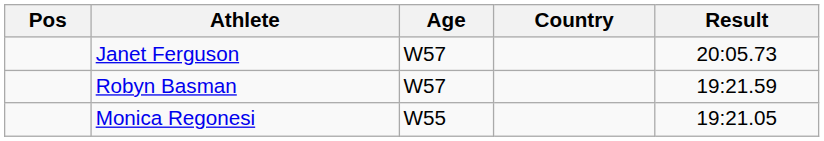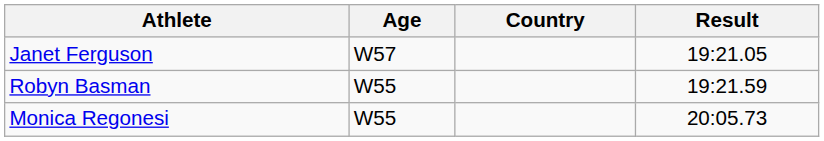- column: (48, 20)
(737, 53) 20:05.73 -> (727, 53) 19:21.05
(425, 86) W57 -> (375, 86) W55
(737, 119) 19:21.05 -> (727, 119) 20:05.73
